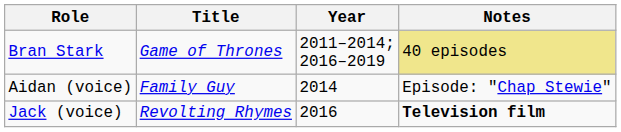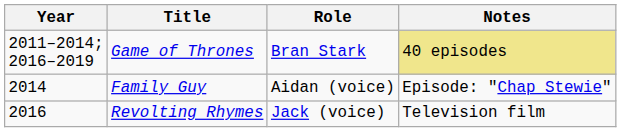columns swapped: (347, 18) <-> (70, 18)
(474, 113) bold -> (474, 113) normal
